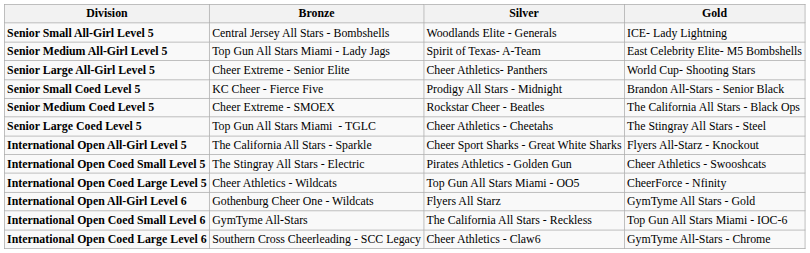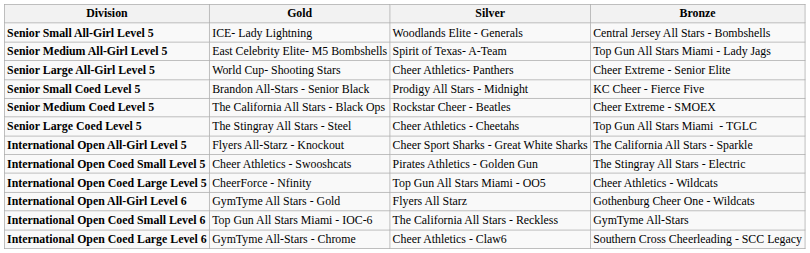columns swapped: (714, 13) <-> (317, 13)
